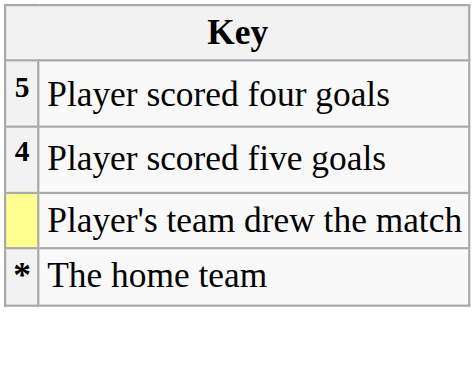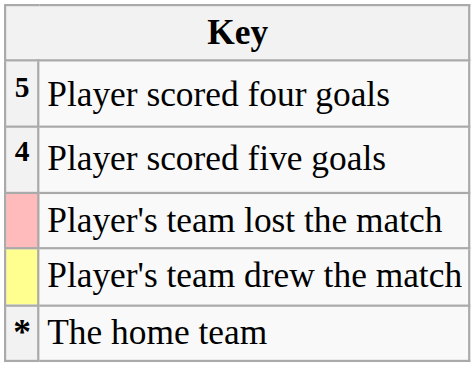+ row: (245, 219)
